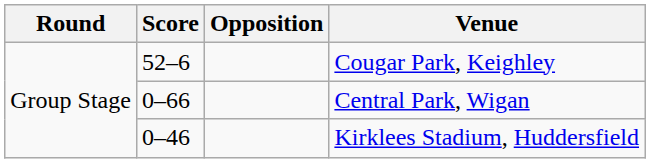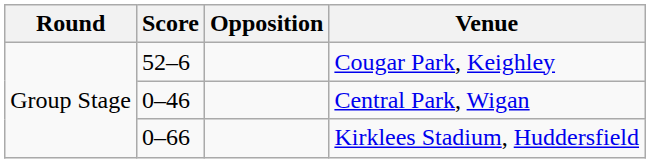(166, 99) 0–66 -> (166, 99) 0–46
(166, 137) 0–46 -> (166, 137) 0–66
